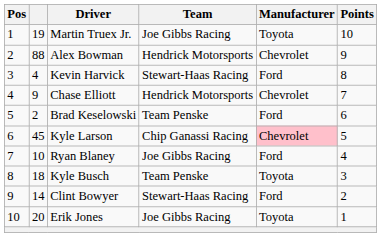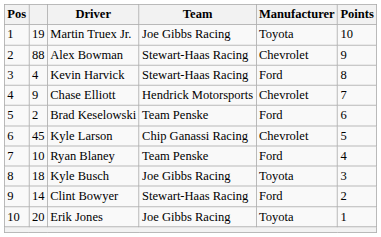(198, 54) Hendrick Motorsports -> (195, 54) Stewart-Haas Racing
(284, 135) pink background -> (284, 135) no background
(186, 155) Joe Gibbs Racing -> (175, 155) Team Penske
(175, 175) Team Penske -> (186, 175) Joe Gibbs Racing
